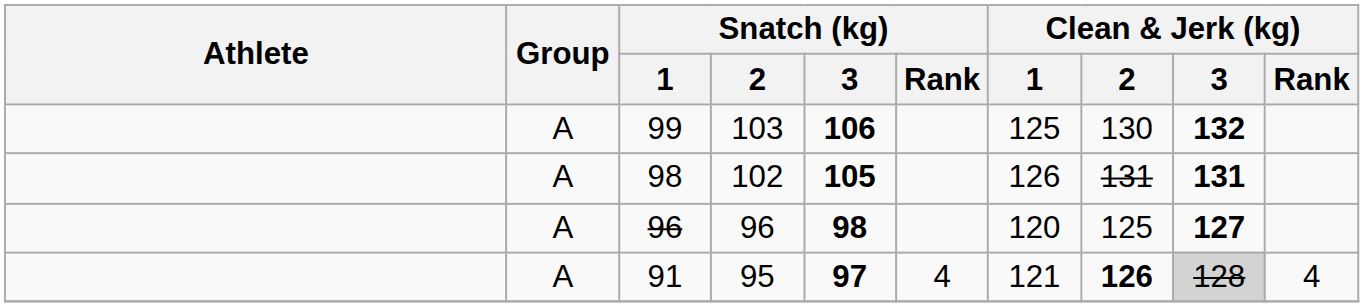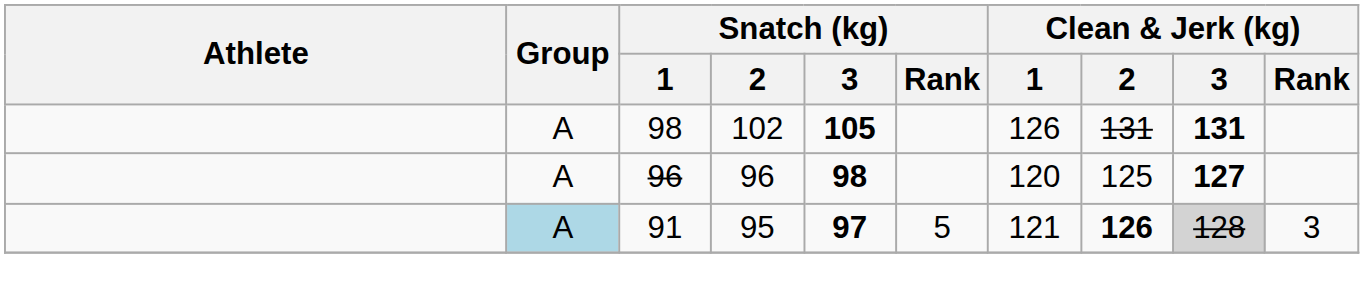- row: (665, 128)
(563, 276) no background -> (563, 227) lightblue background
(942, 276) 4 -> (942, 227) 5
(1312, 276) 4 -> (1312, 227) 3
